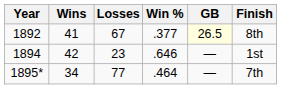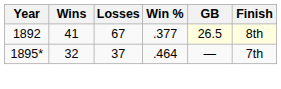(255, 34) no background -> (255, 34) lightyellow background
- row: (27, 53)
(72, 73) 34 -> (72, 53) 32
(118, 73) 77 -> (118, 53) 37
